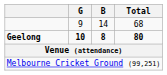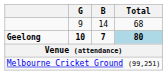(103, 37) 8 -> (103, 37) 7
(139, 37) no background -> (139, 37) lightblue background
